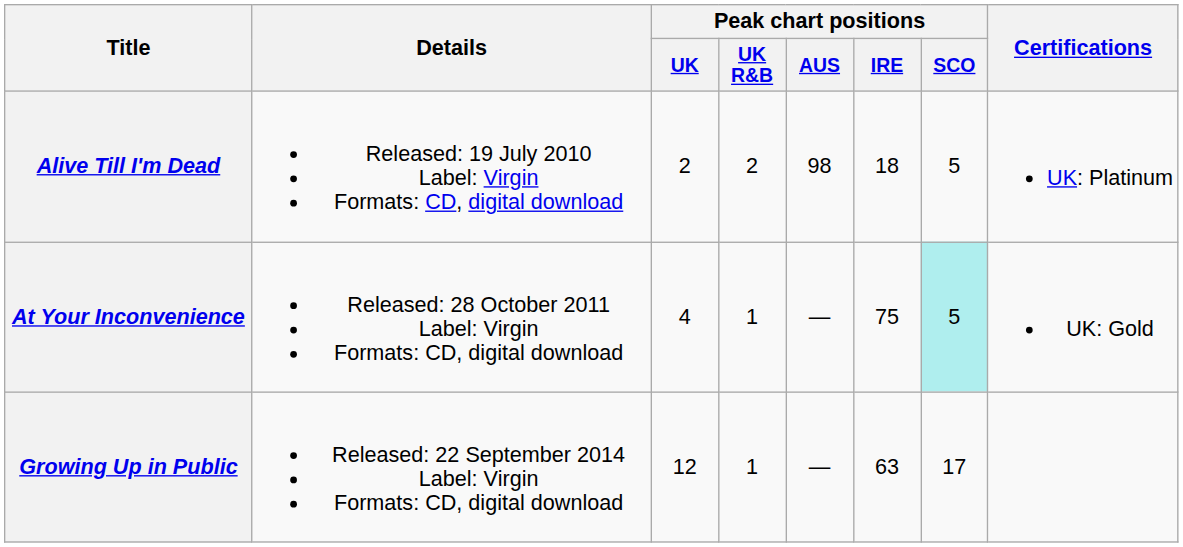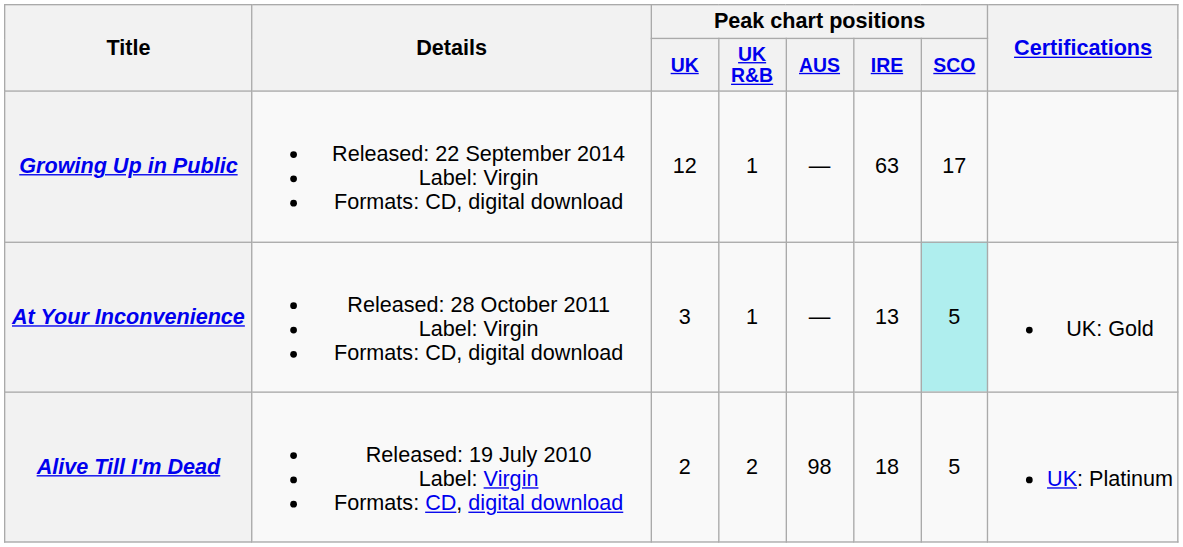rows swapped: (128, 166) <-> (128, 466)
(685, 316) 4 -> (685, 316) 3
(887, 316) 75 -> (887, 316) 13
